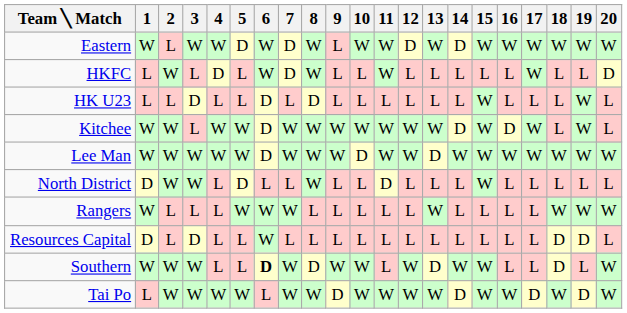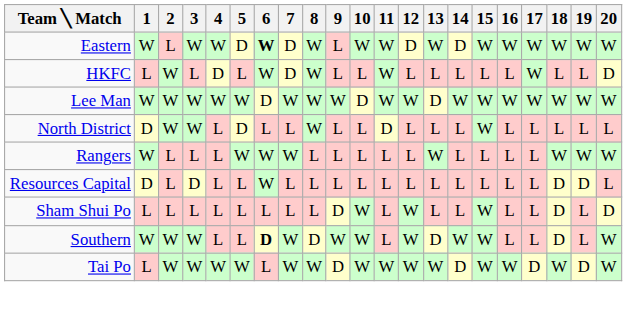(266, 46) normal -> (266, 46) bold
- row: (103, 101)
- row: (105, 128)
+ row: (84, 211)
